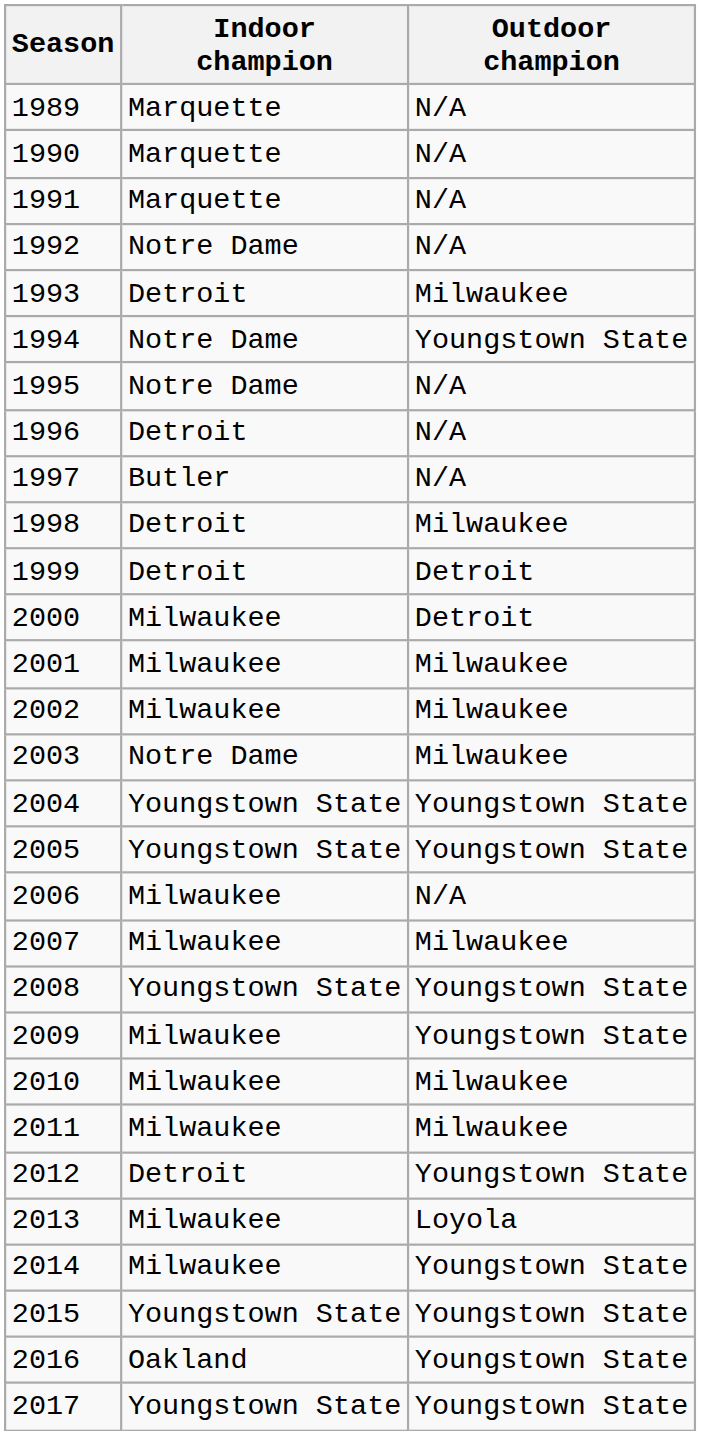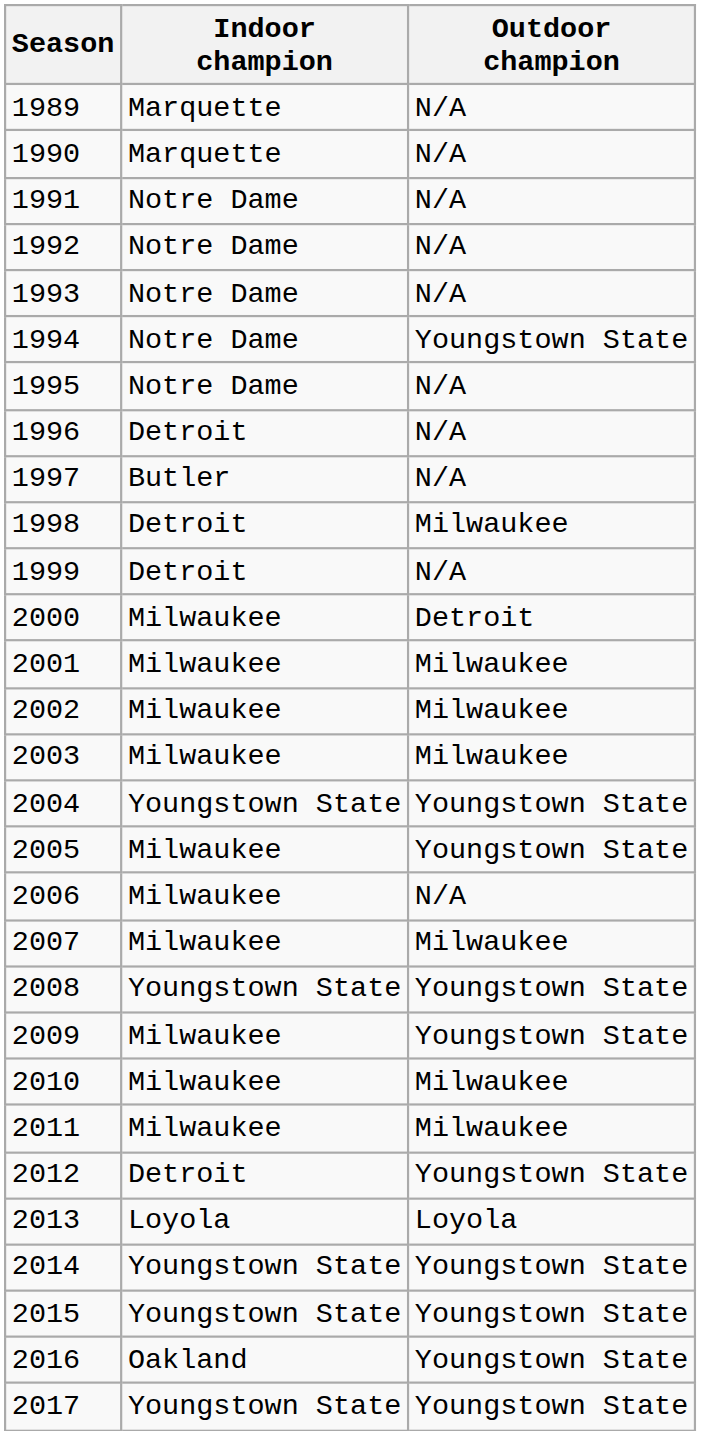(205, 200) Marquette -> (213, 200) Notre Dame
(188, 293) Detroit -> (213, 293) Notre Dame
(492, 293) Milwaukee -> (440, 293) N/A
(475, 572) Detroit -> (440, 572) N/A
(213, 757) Notre Dame -> (205, 757) Milwaukee
(265, 850) Youngstown State -> (205, 850) Milwaukee
(205, 1221) Milwaukee -> (179, 1221) Loyola
(205, 1268) Milwaukee -> (265, 1268) Youngstown State
